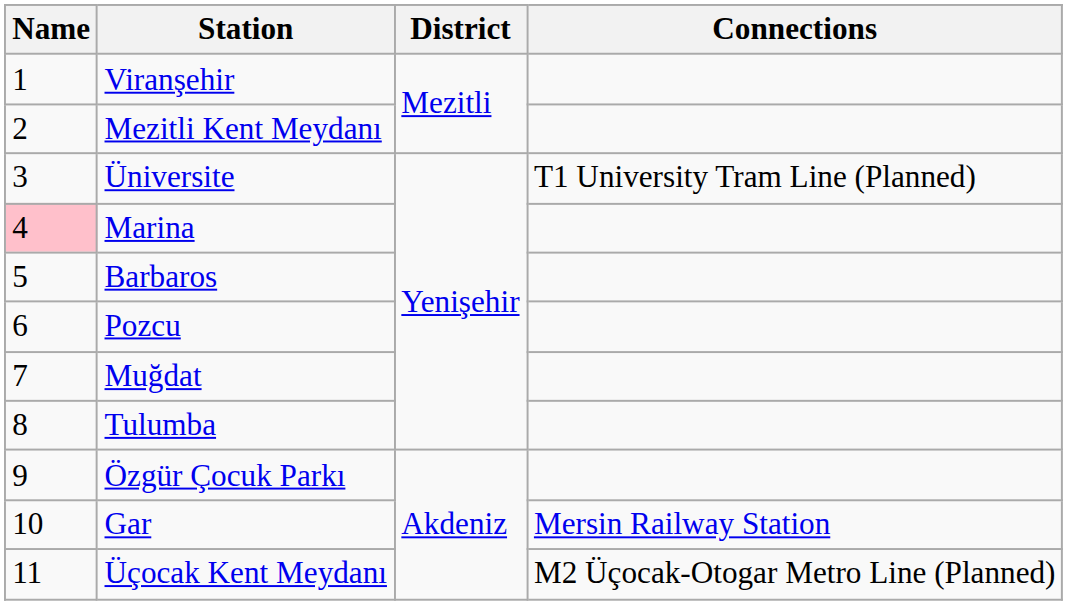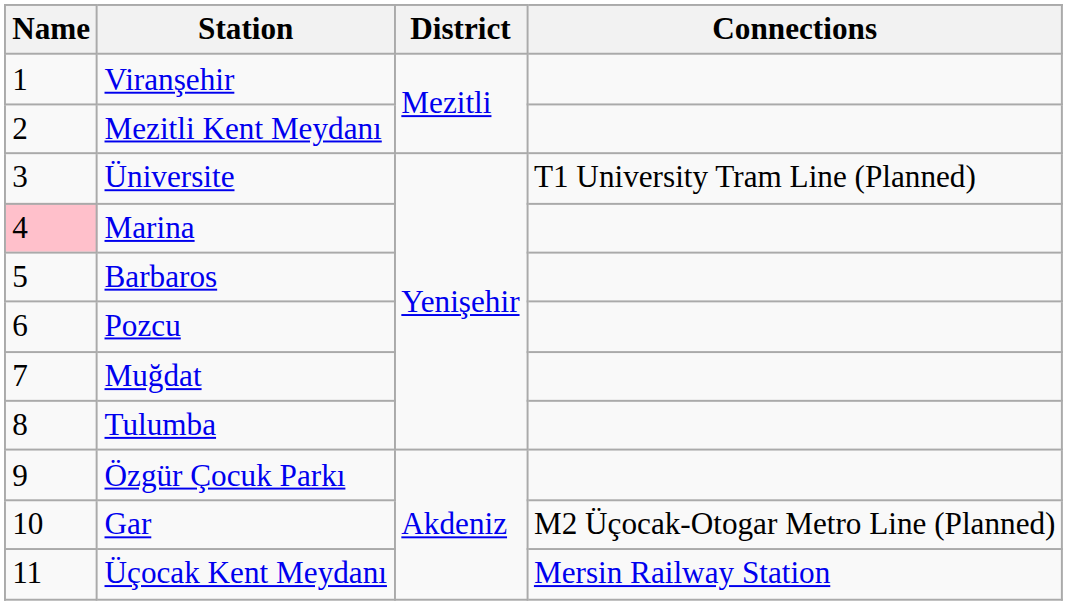(682, 524) Mersin Railway Station -> (795, 524) M2 Üçocak-Otogar Metro Line (Planned)
(795, 573) M2 Üçocak-Otogar Metro Line (Planned) -> (682, 573) Mersin Railway Station
